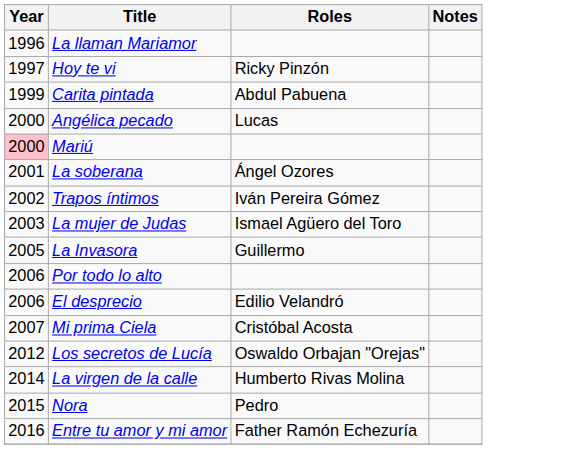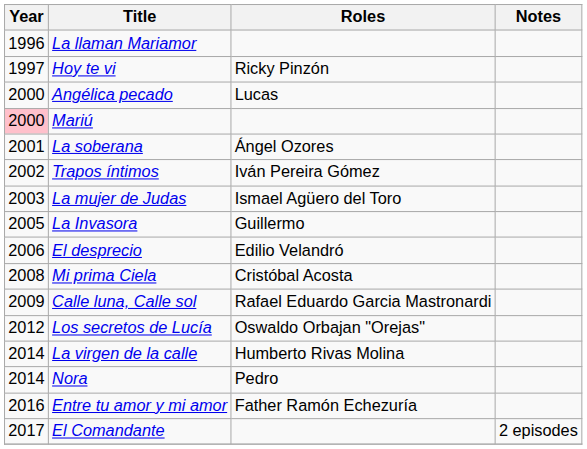- row: (103, 95)
- row: (107, 276)
(26, 328) 2007 -> (26, 276) 2008
+ row: (124, 302)
(26, 405) 2015 -> (26, 379) 2014
+ row: (108, 431)
